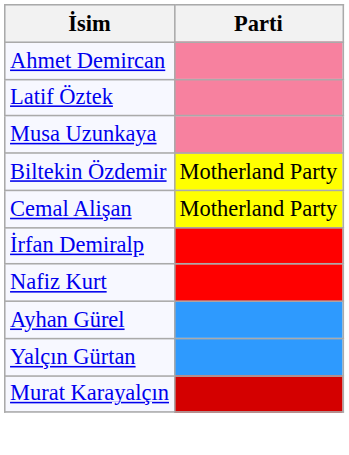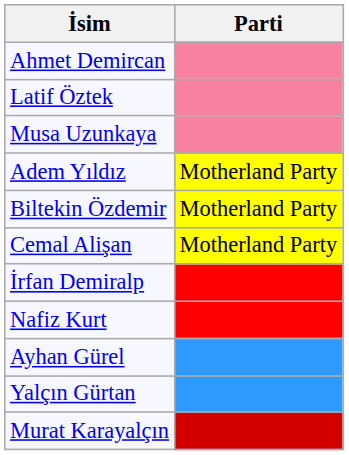+ row: (68, 171)
